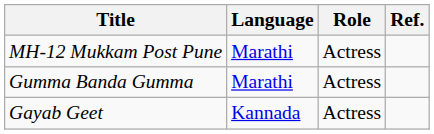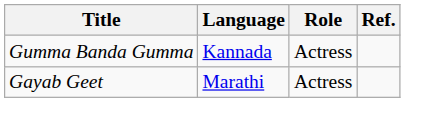- row: (116, 50)
(262, 81) Marathi -> (237, 50) Kannada
(266, 112) Kannada -> (233, 81) Marathi
